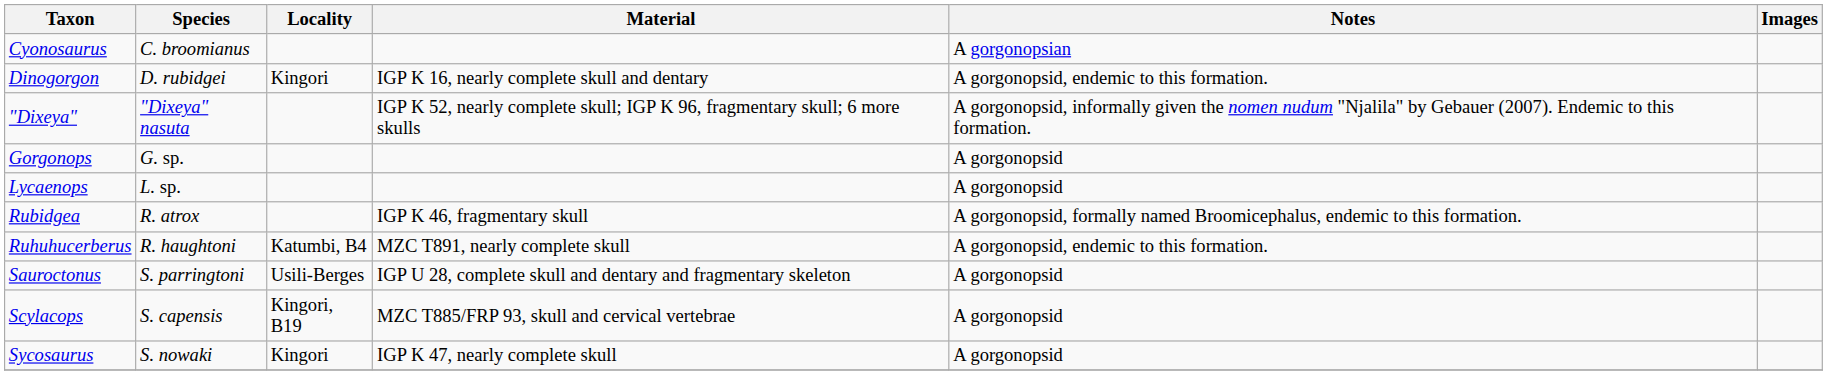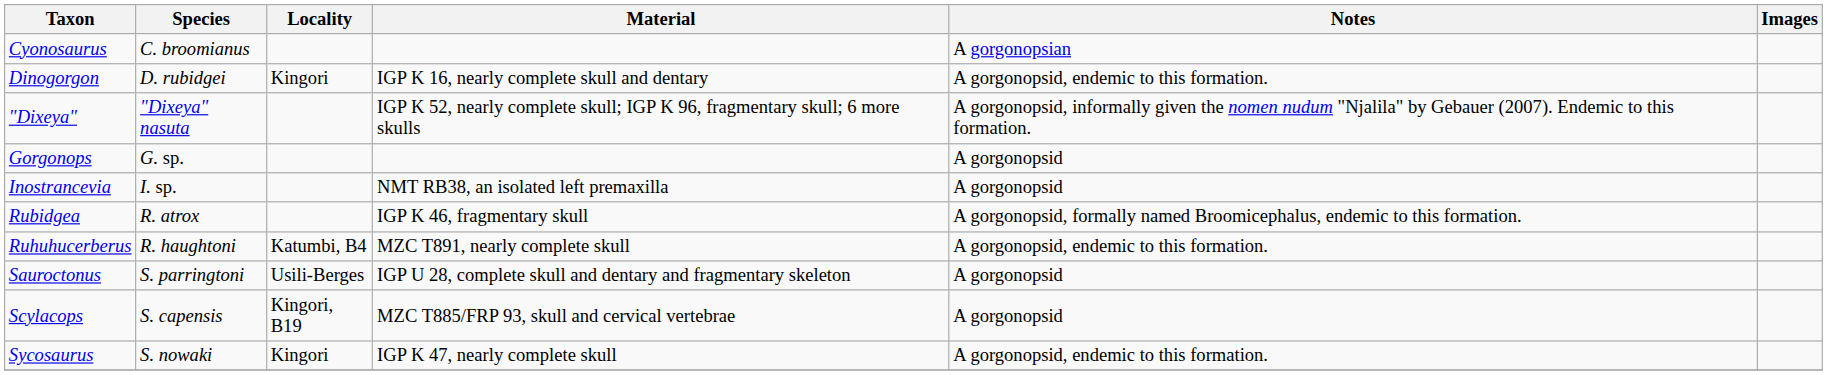+ row: (60, 187)
- row: (48, 187)
(1008, 355) A gorgonopsid -> (1111, 355) A gorgonopsid, endemic to this formation.
